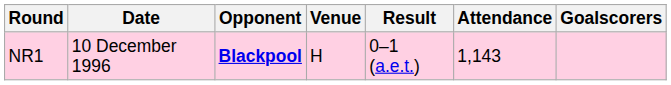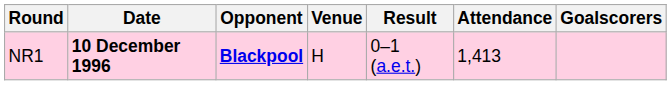(124, 55) normal -> (126, 55) bold
(479, 55) 1,143 -> (479, 55) 1,413
